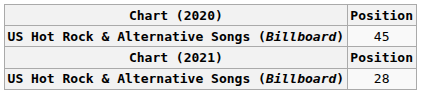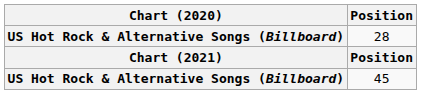rows swapped: (382, 36) <-> (382, 79)
